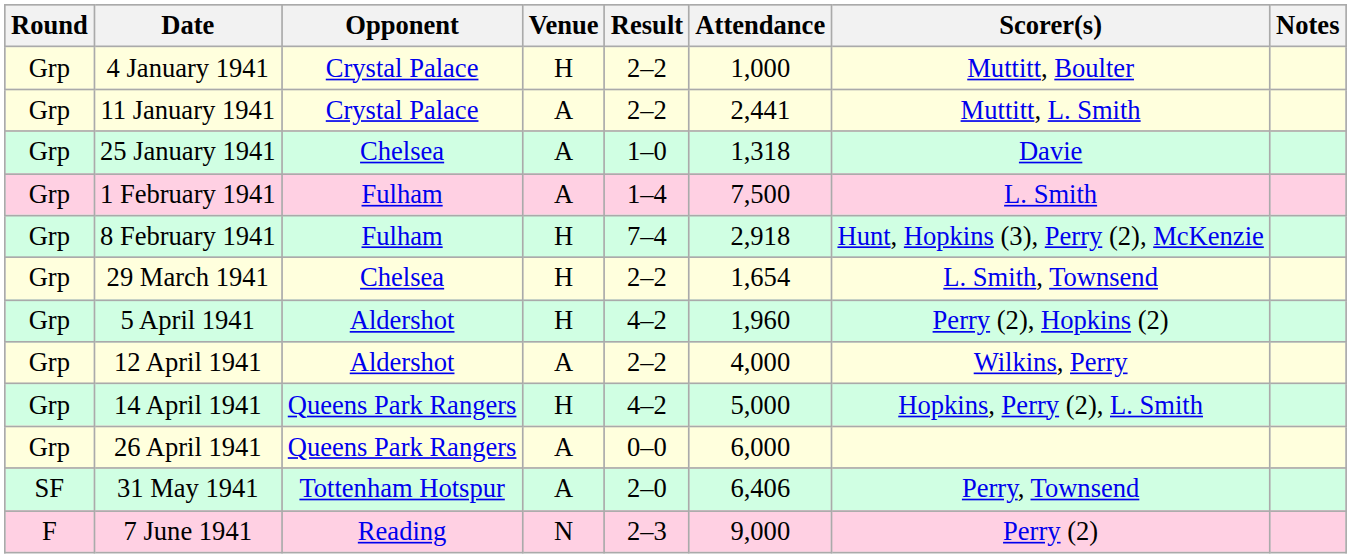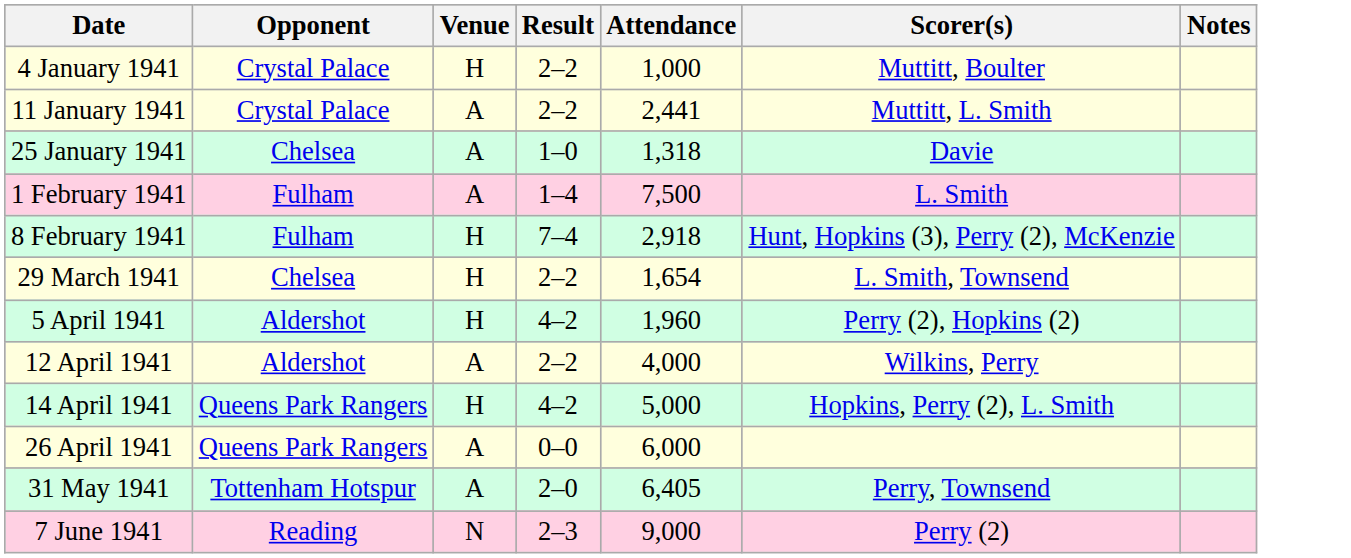- column: (49, 25)
(760, 488) 6,406 -> (671, 488) 6,405
